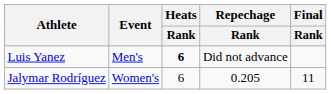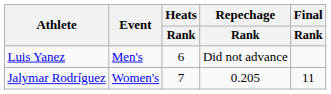(181, 57) bold -> (181, 57) normal
(181, 78) 6 -> (181, 78) 7
